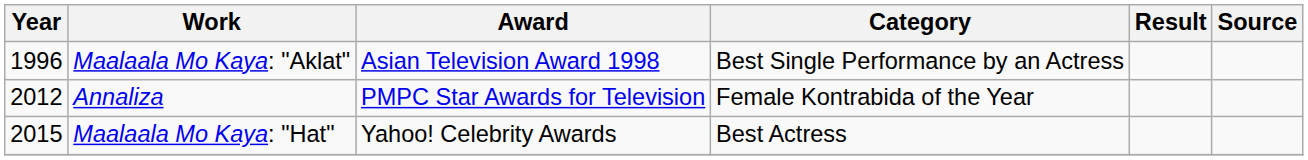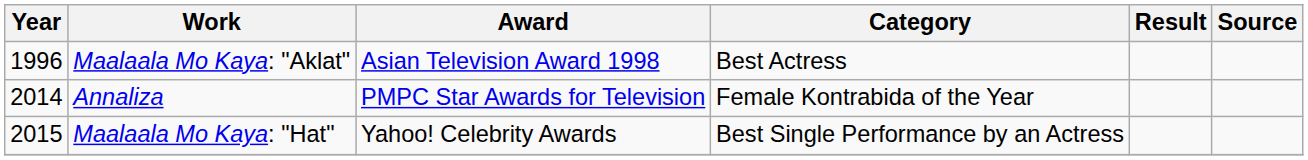(920, 60) Best Single Performance by an Actress -> (781, 60) Best Actress
(36, 97) 2012 -> (36, 97) 2014
(781, 135) Best Actress -> (920, 135) Best Single Performance by an Actress
